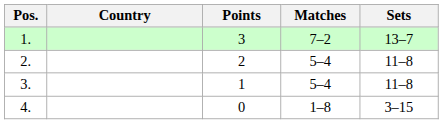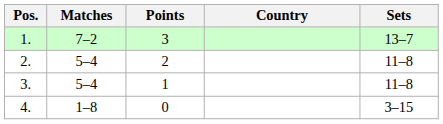columns swapped: (125, 15) <-> (320, 15)
